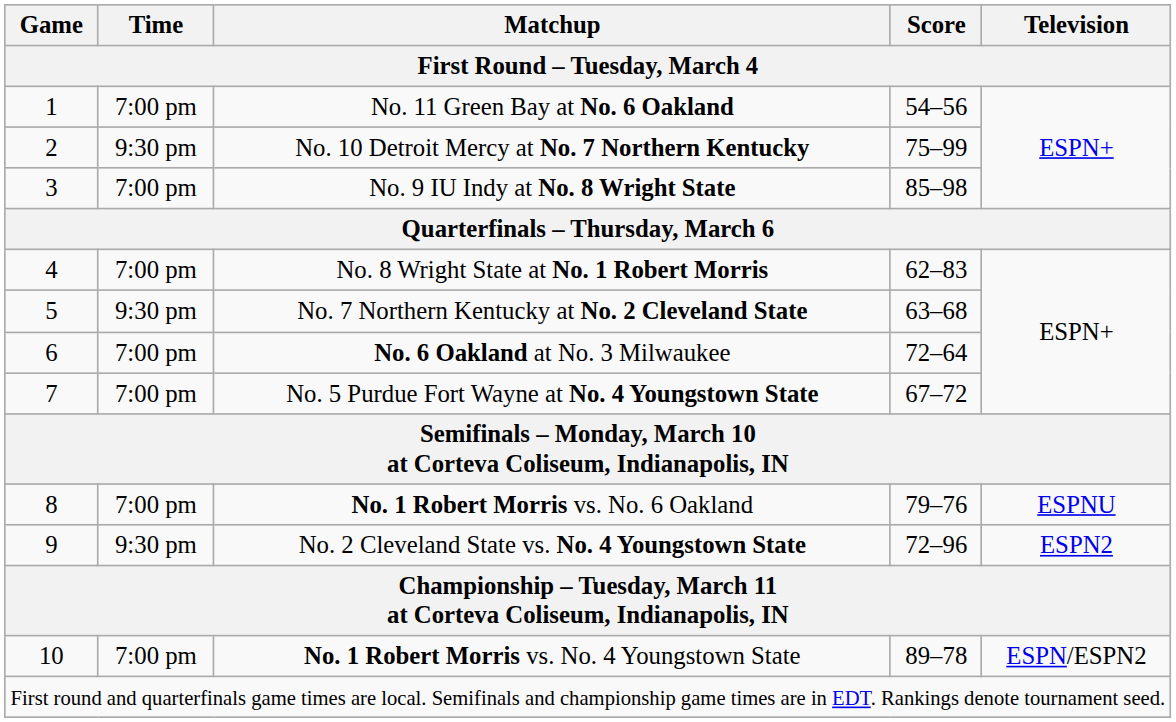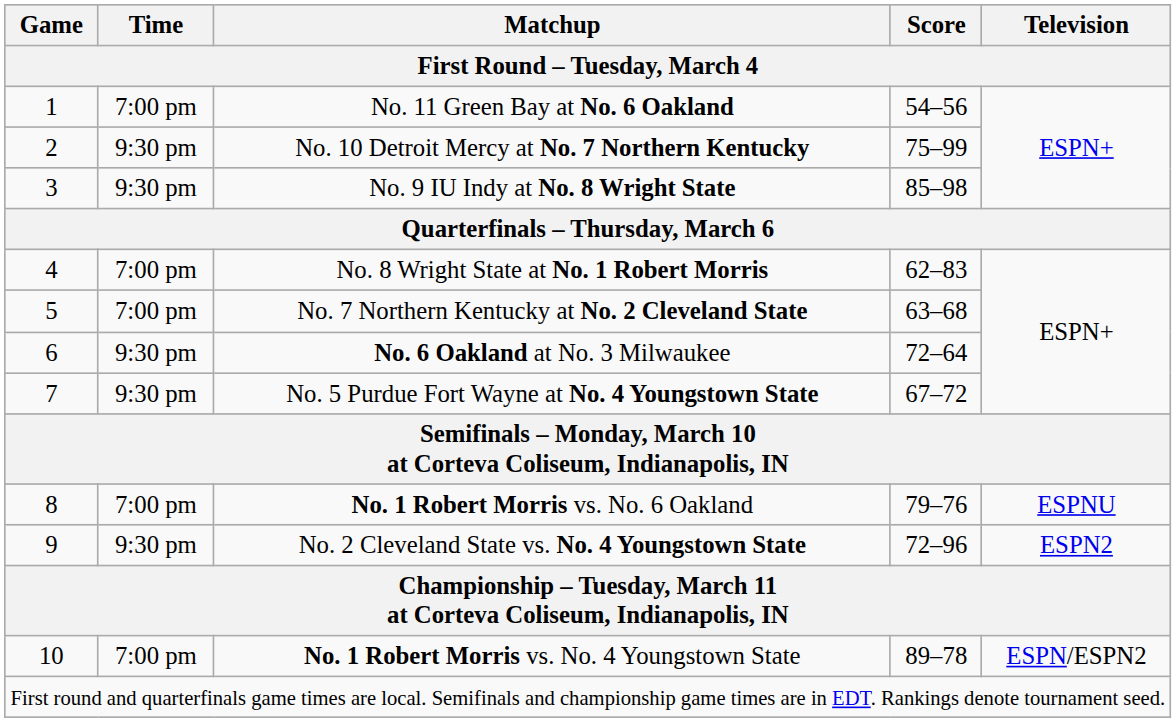(156, 188) 7:00 pm -> (156, 188) 9:30 pm
(156, 311) 9:30 pm -> (156, 311) 7:00 pm
(156, 351) 7:00 pm -> (156, 351) 9:30 pm
(156, 392) 7:00 pm -> (156, 392) 9:30 pm
